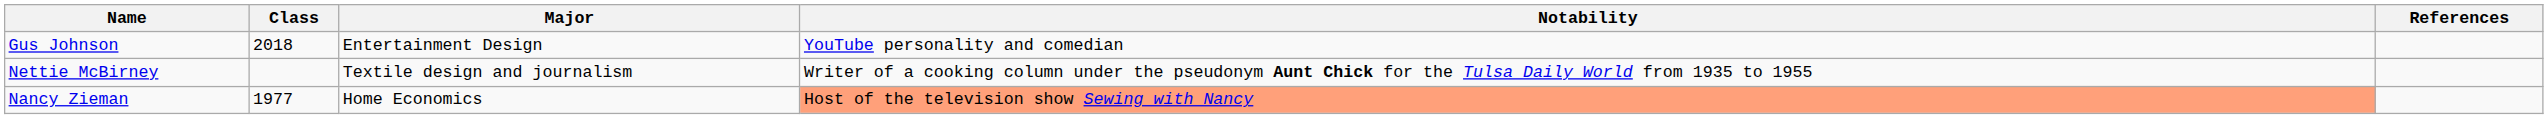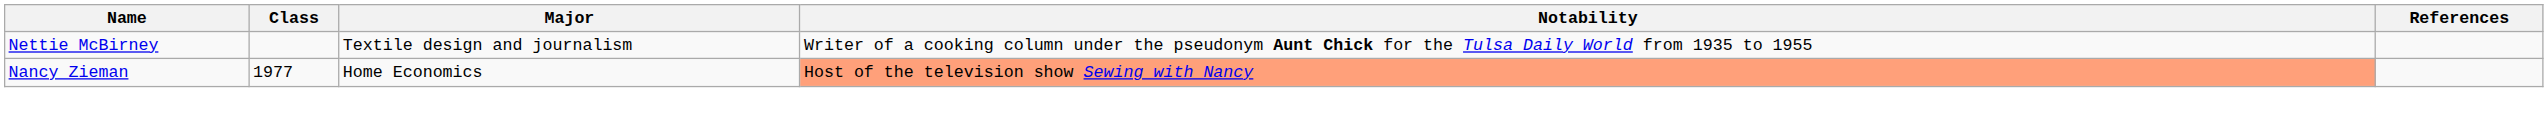- row: (64, 45)
